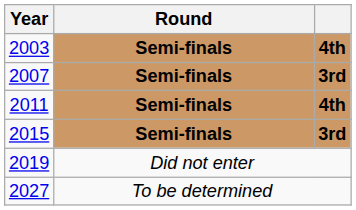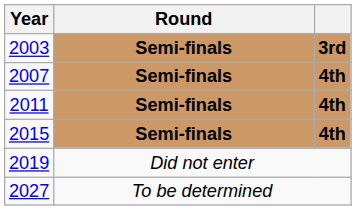(332, 48) 4th -> (332, 48) 3rd
(332, 77) 3rd -> (332, 77) 4th
(332, 134) 3rd -> (332, 134) 4th
